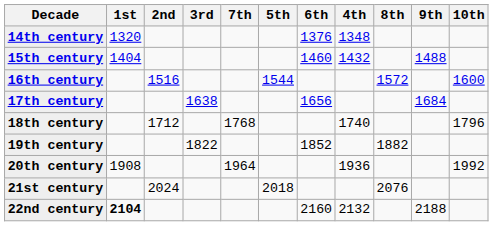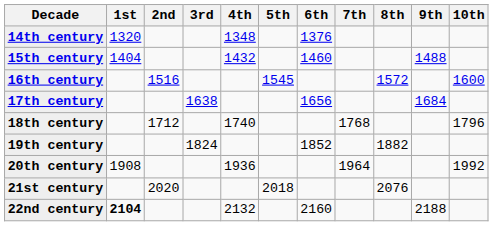columns swapped: (354, 15) <-> (240, 15)
(278, 80) 1544 -> (278, 80) 1545
(202, 145) 1822 -> (202, 145) 1824
(164, 188) 2024 -> (164, 188) 2020
